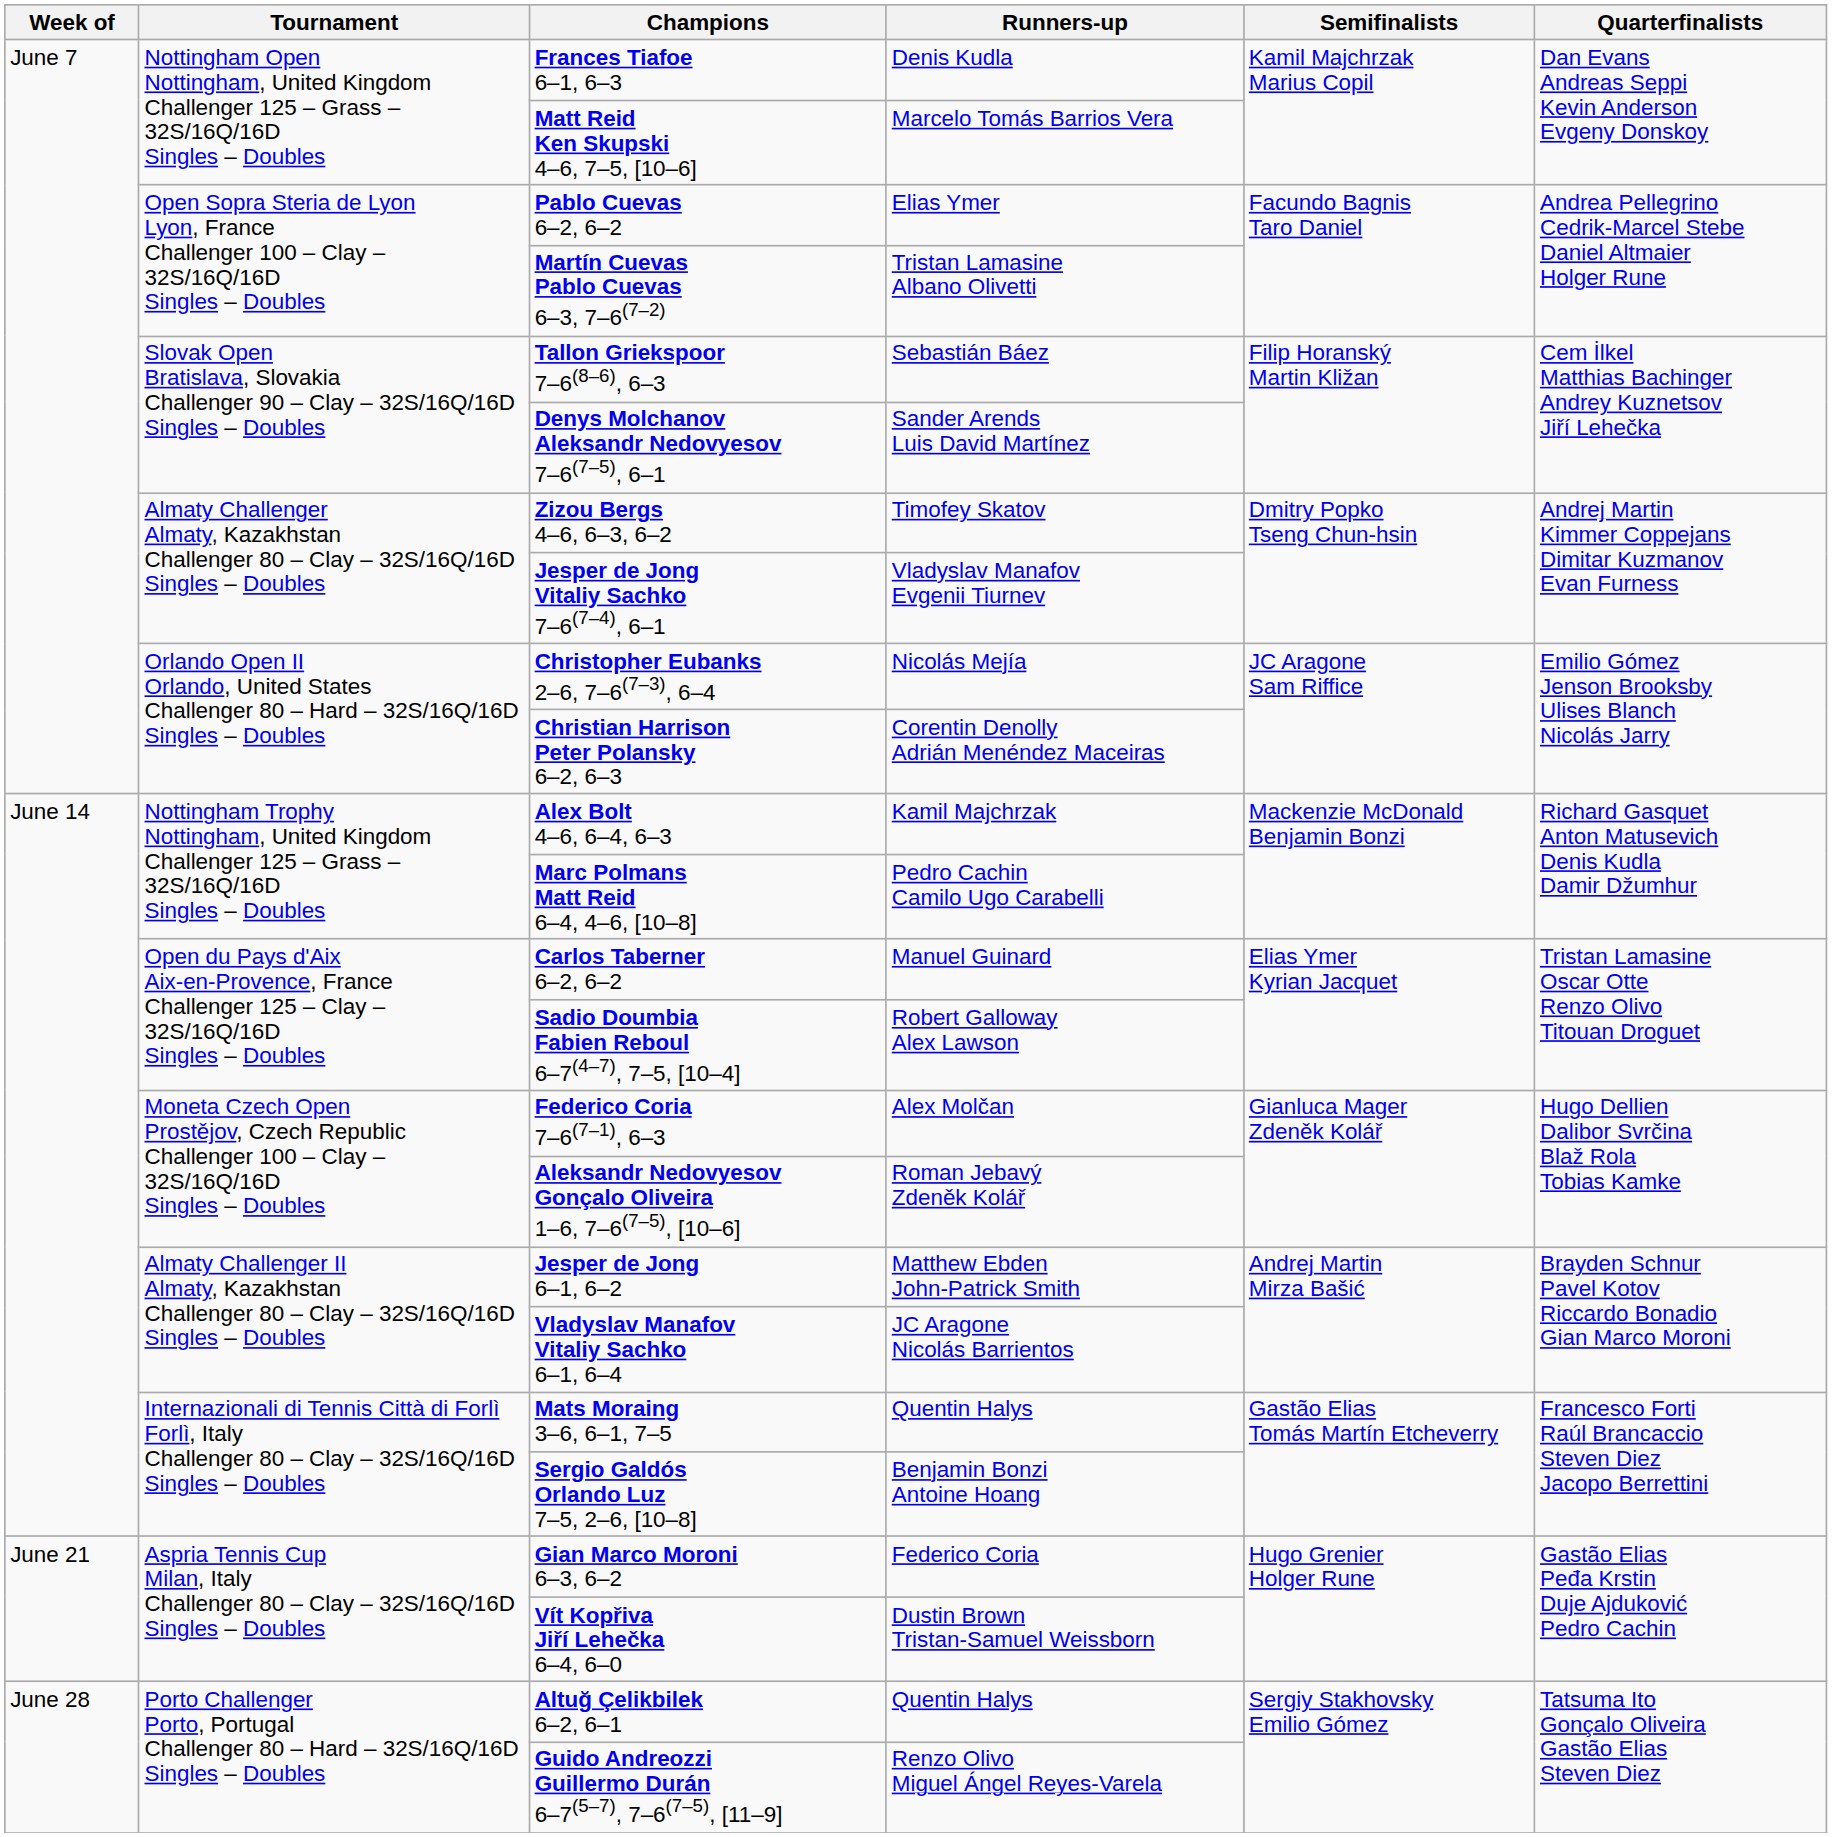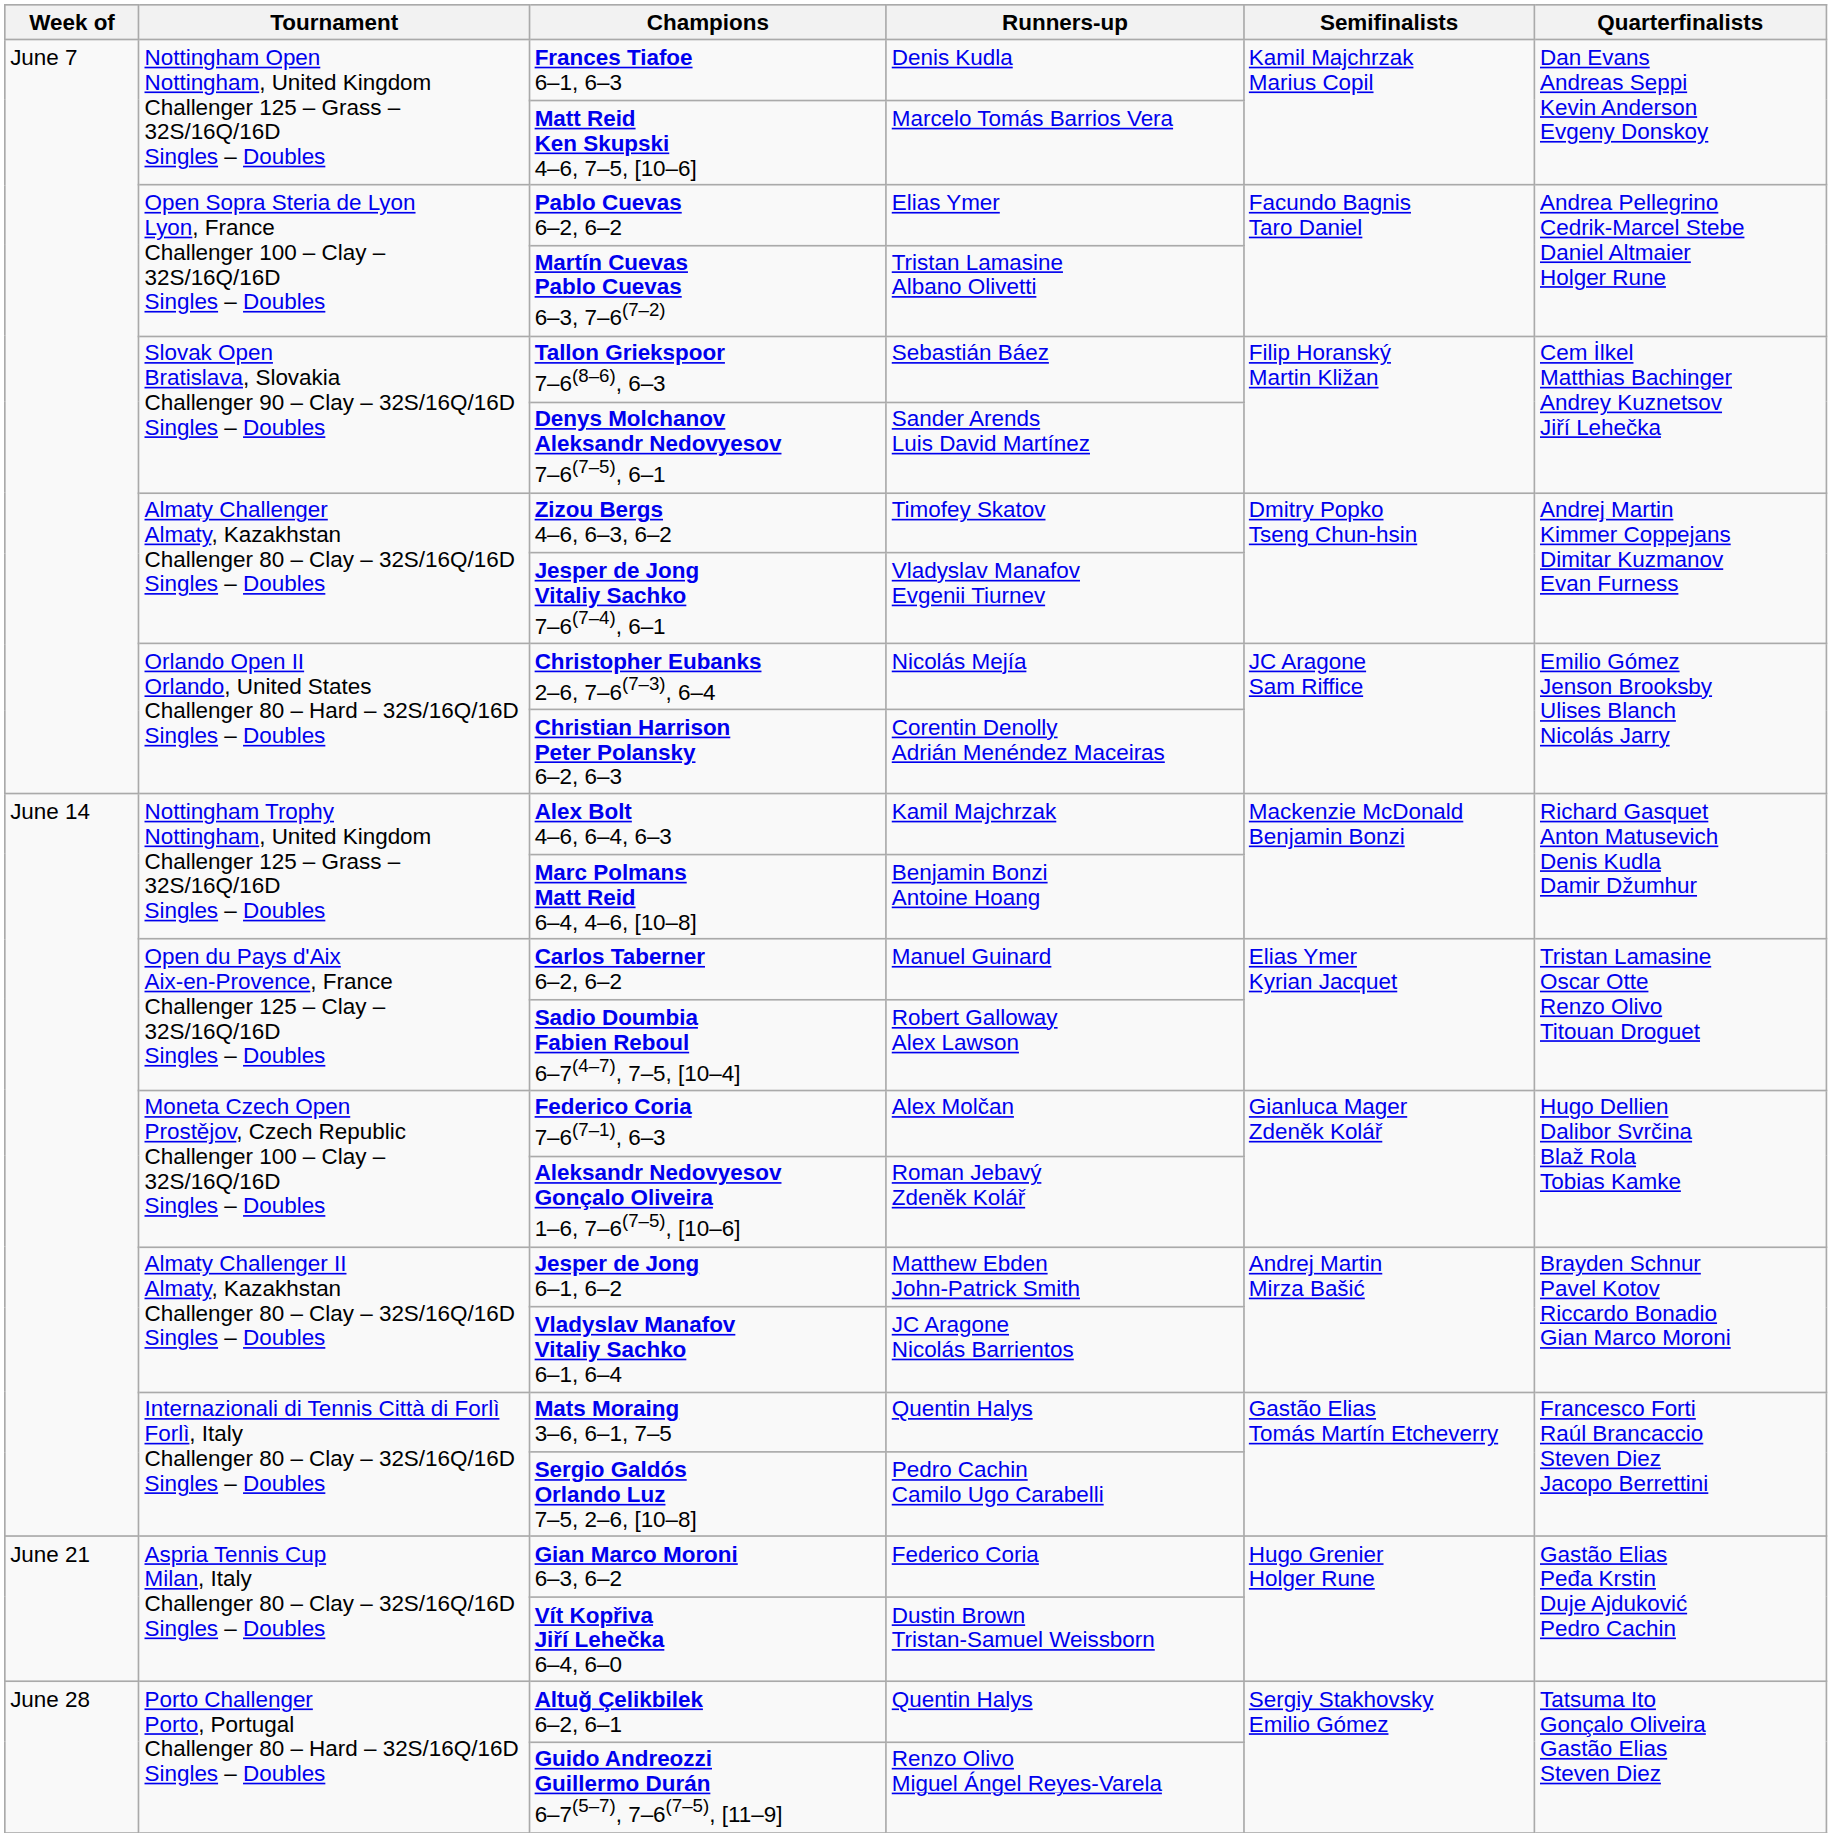(998, 884) Pedro Cachin Camilo Ugo Carabelli -> (970, 884) Benjamin Bonzi Antoine Hoang
(970, 1482) Benjamin Bonzi Antoine Hoang -> (998, 1482) Pedro Cachin Camilo Ugo Carabelli
